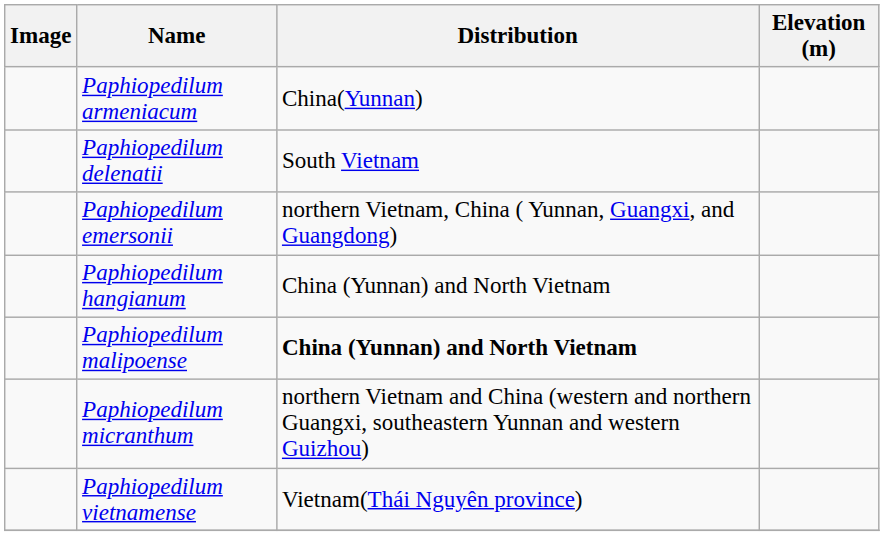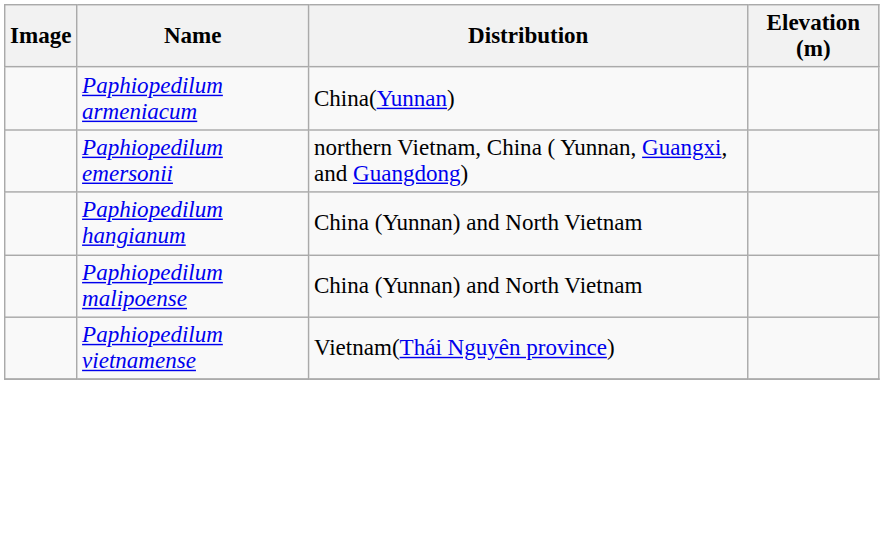- row: (152, 160)
(459, 348) bold -> (478, 285) normal
- row: (152, 423)
